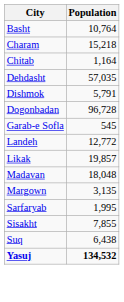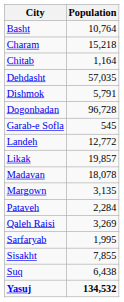(102, 175) 18,048 -> (102, 175) 18,078
+ row: (23, 207)
+ row: (31, 223)
